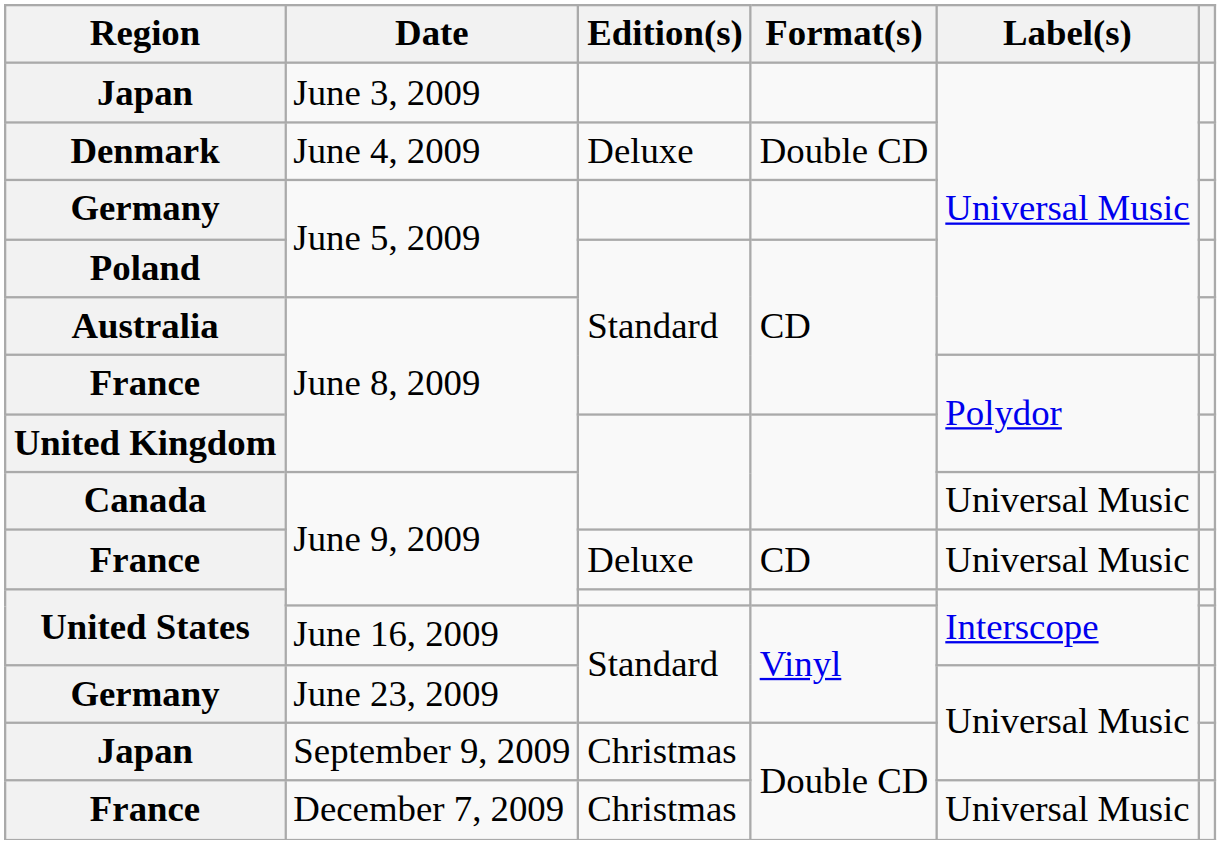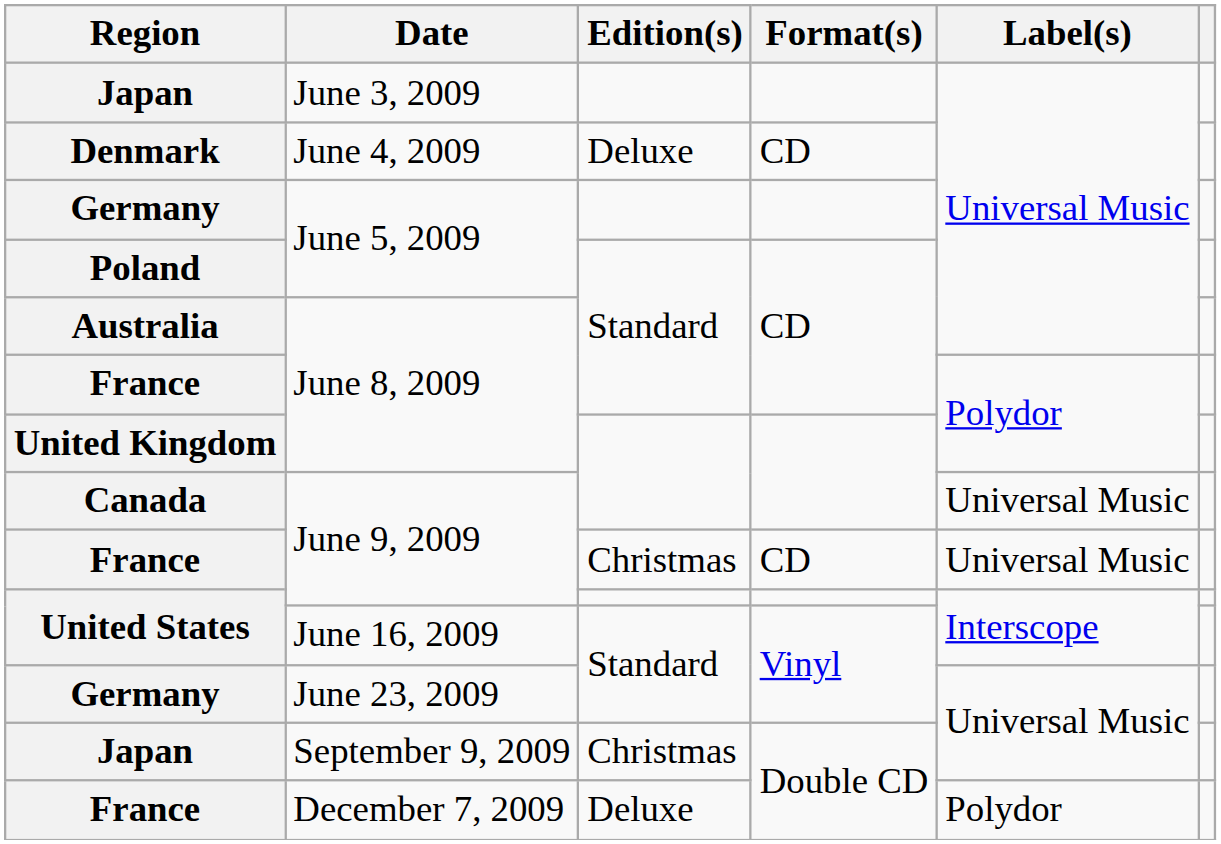(844, 150) Double CD -> (785, 150) CD
(640, 558) Deluxe -> (662, 558) Christmas
(662, 809) Christmas -> (640, 809) Deluxe
(1067, 809) Universal Music -> (1004, 809) Polydor
